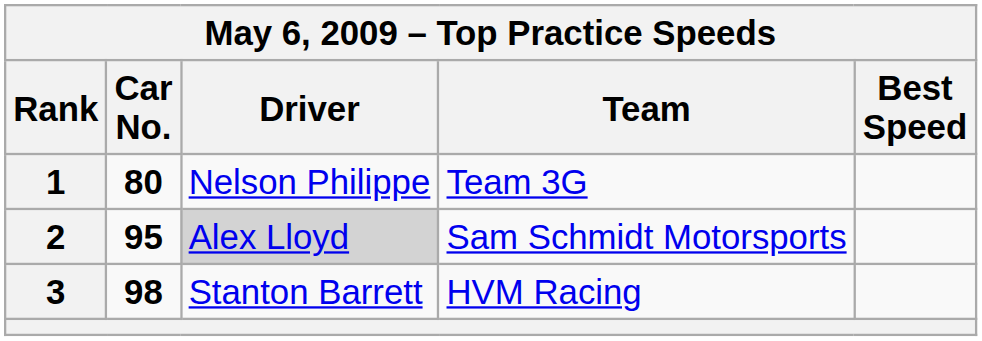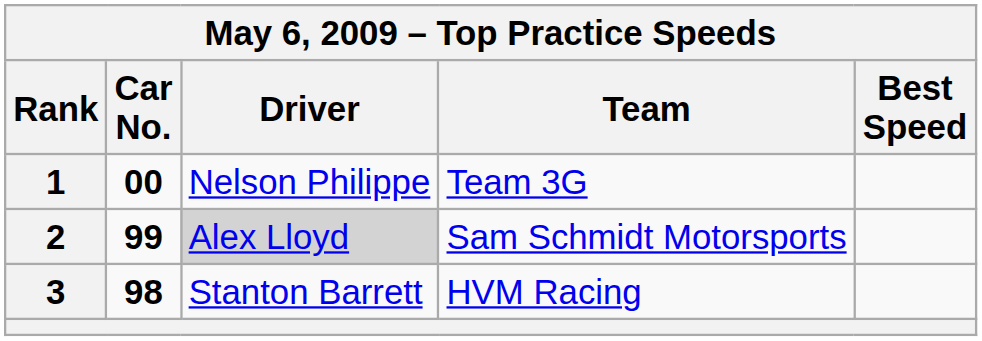(143, 182) 80 -> (143, 182) 00
(143, 237) 95 -> (143, 237) 99
